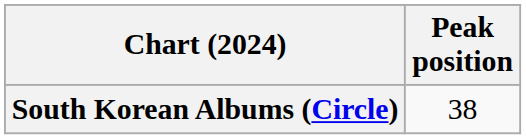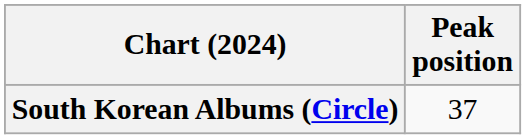(463, 108) 38 -> (463, 108) 37
